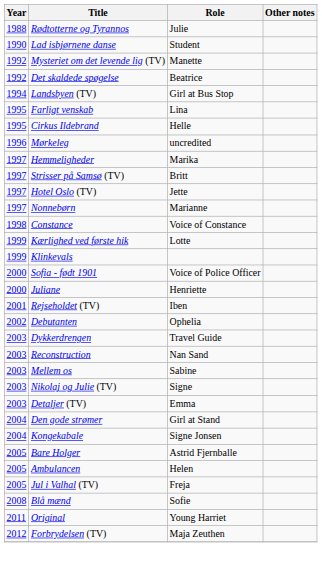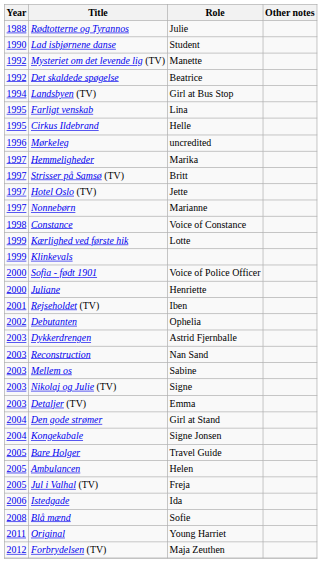(196, 338) Travel Guide -> (203, 338) Astrid Fjernballe
(203, 452) Astrid Fjernballe -> (196, 452) Travel Guide
+ row: (50, 501)
